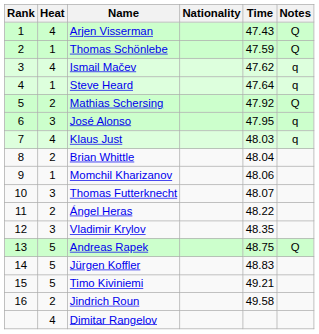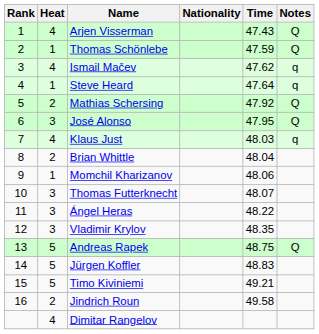(295, 121) q -> (295, 121) Q
(52, 211) 2 -> (52, 211) 3
